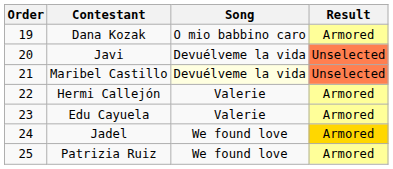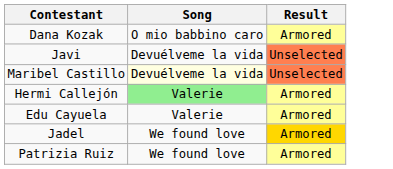- column: (26, 14)
(240, 94) no background -> (197, 94) lightgreen background
